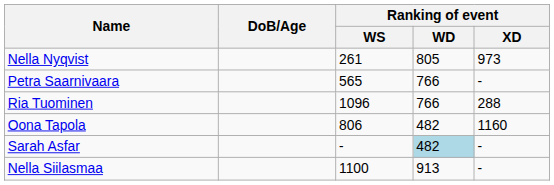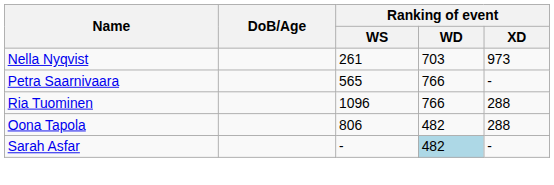(428, 59) 805 -> (433, 59) 703
(492, 125) 1160 -> (499, 125) 288
- row: (55, 169)
